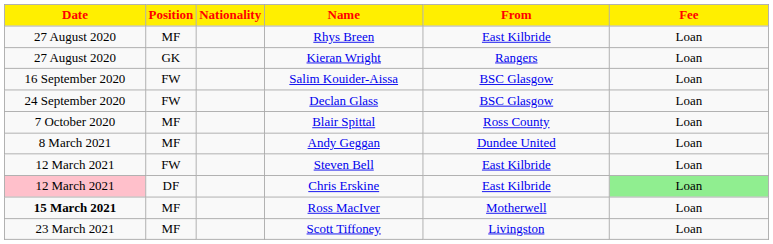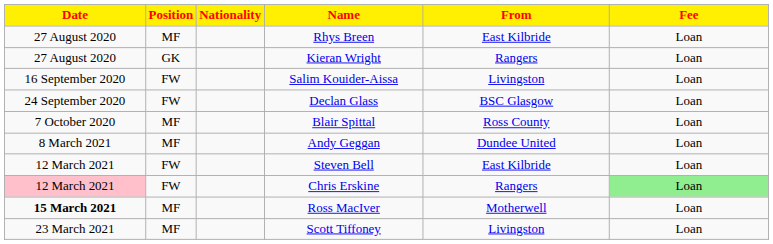(516, 79) BSC Glasgow -> (516, 79) Livingston
(171, 186) DF -> (171, 186) FW
(516, 186) East Kilbride -> (516, 186) Rangers
